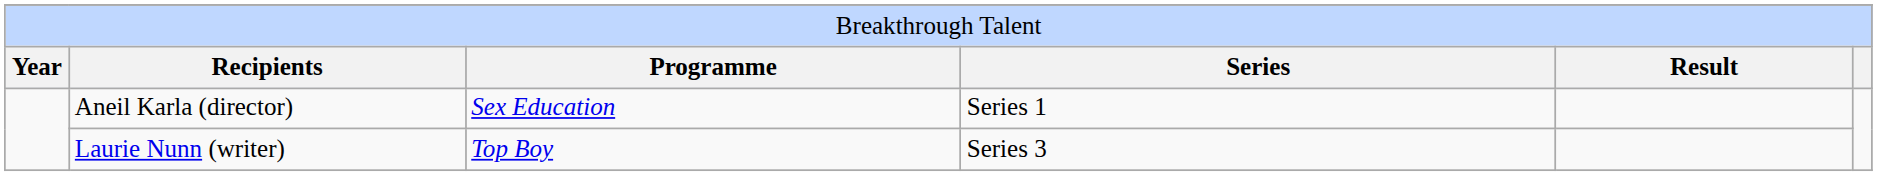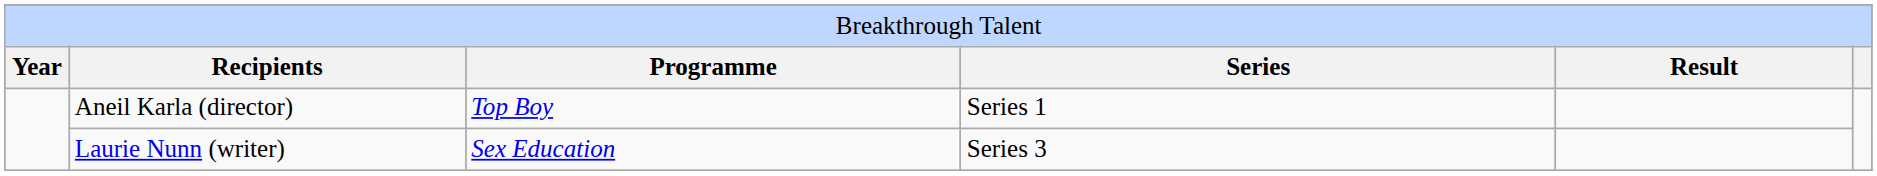(543, 108) Sex Education -> (512, 108) Top Boy
(512, 149) Top Boy -> (543, 149) Sex Education
